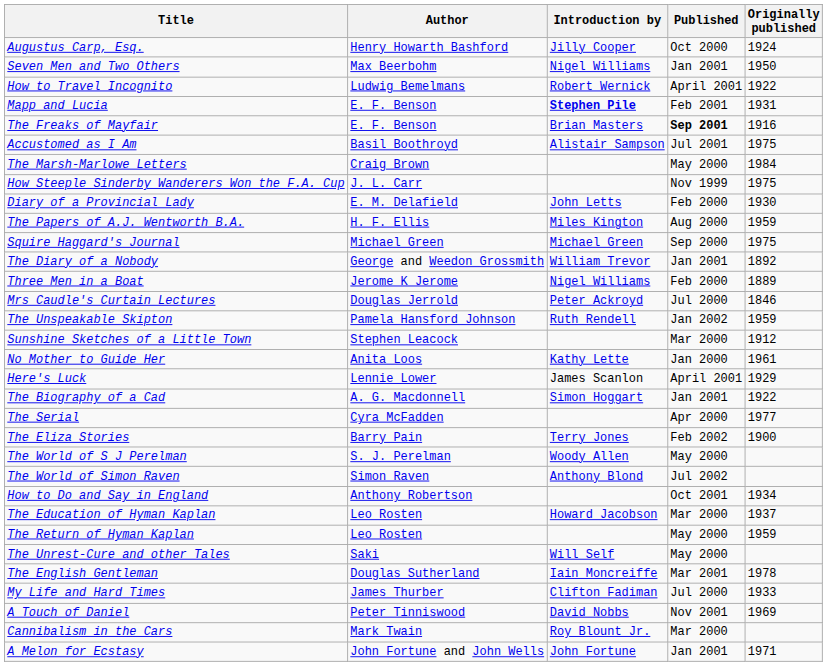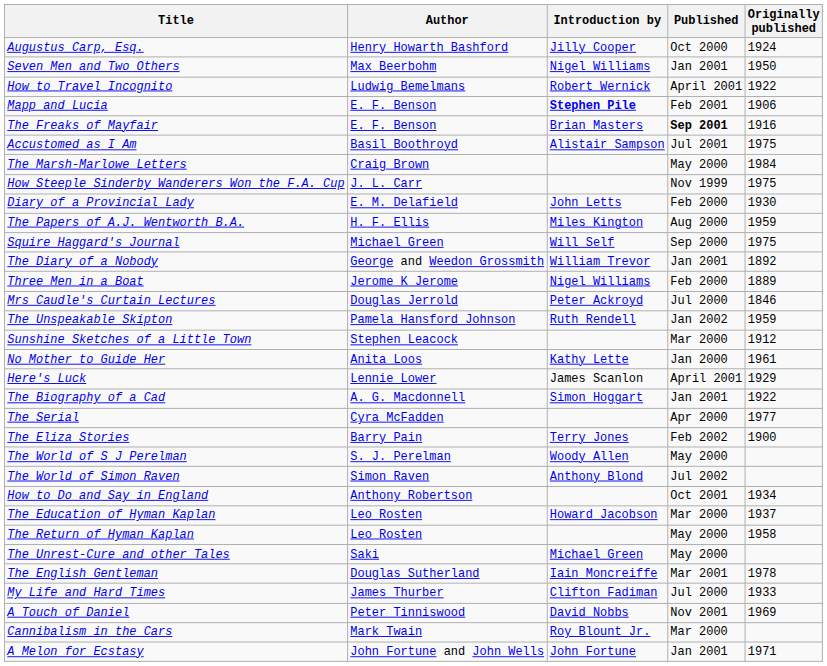(762, 106) 1931 -> (762, 106) 1906
(596, 242) Michael Green -> (582, 242) Will Self
(762, 535) 1959 -> (762, 535) 1958
(582, 554) Will Self -> (596, 554) Michael Green
